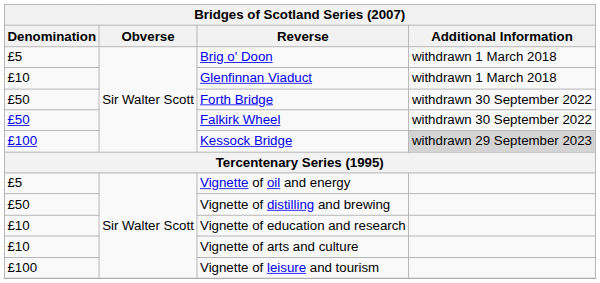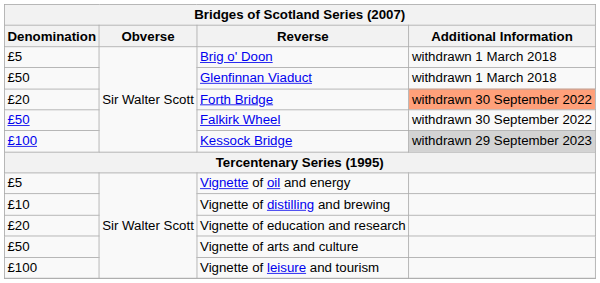(19, 78) £10 -> (19, 78) £50
(19, 99) £50 -> (19, 99) £20
(502, 99) no background -> (502, 99) lightsalmon background
(19, 204) £50 -> (19, 204) £10
(19, 225) £10 -> (19, 225) £20
(19, 246) £10 -> (19, 246) £50
